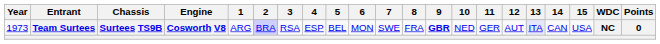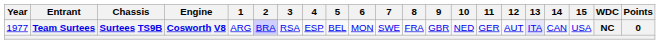(17, 28) 1973 -> (17, 28) 1977
(439, 28) bold -> (439, 28) normal
